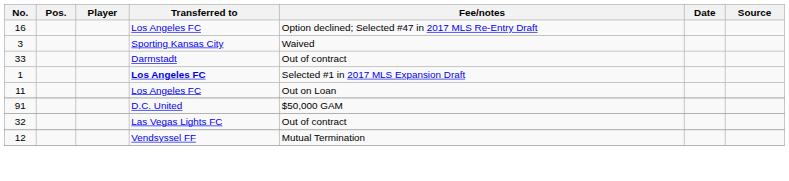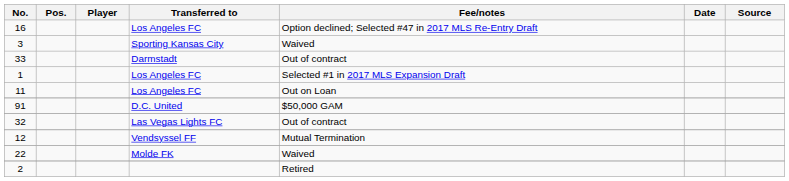(168, 75) bold -> (166, 75) normal
+ row: (20, 153)
+ row: (20, 169)
